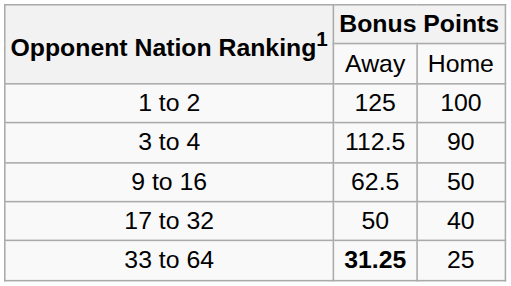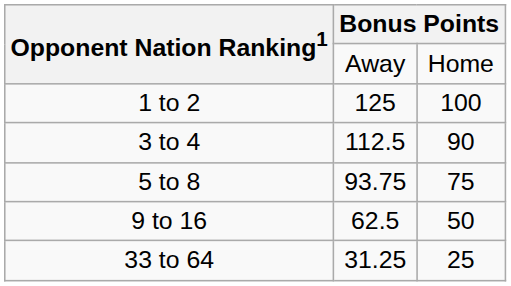+ row: (169, 181)
- row: (169, 220)
(375, 260) bold -> (375, 260) normal
